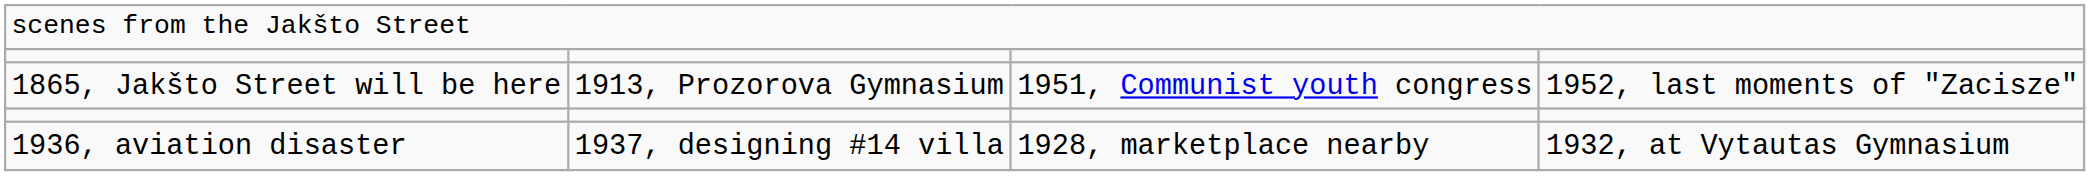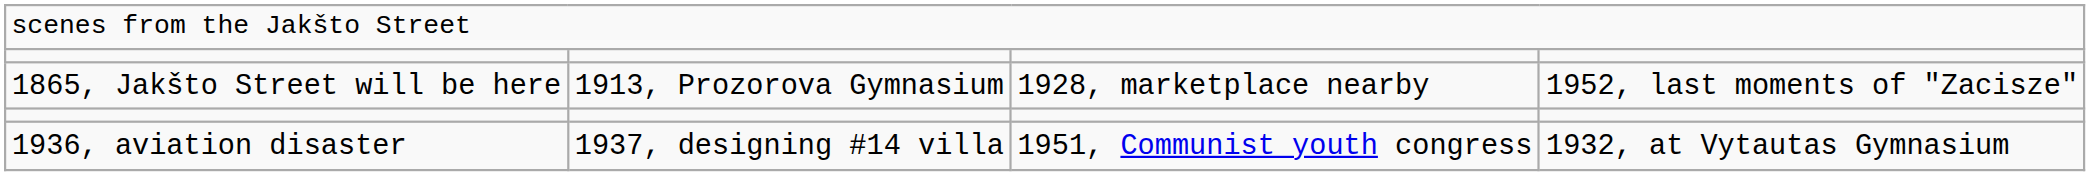(1275, 86) 1951, Communist youth congress -> (1223, 86) 1928, marketplace nearby
(1223, 146) 1928, marketplace nearby -> (1275, 146) 1951, Communist youth congress
